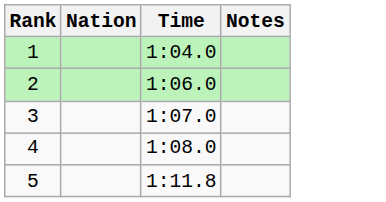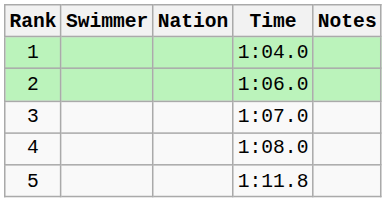+ column: (107, 21)
